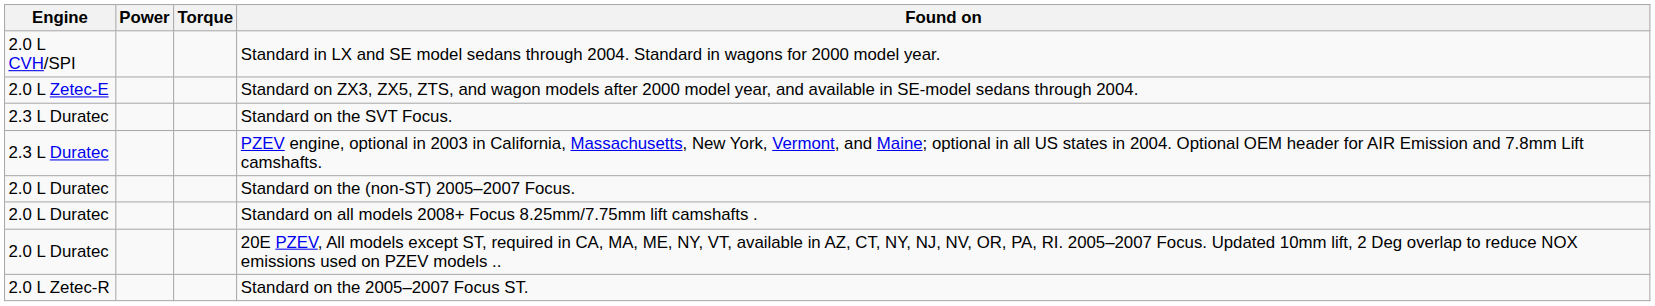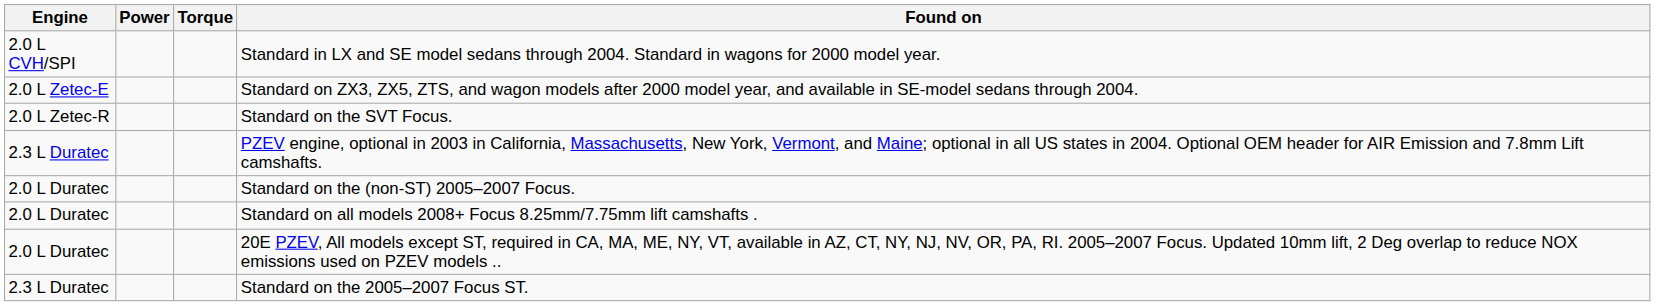(59, 116) 2.3 L Duratec -> (59, 116) 2.0 L Zetec-R
(59, 287) 2.0 L Zetec-R -> (59, 287) 2.3 L Duratec
